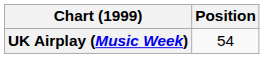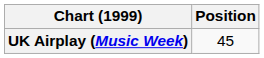(225, 41) 54 -> (225, 41) 45
